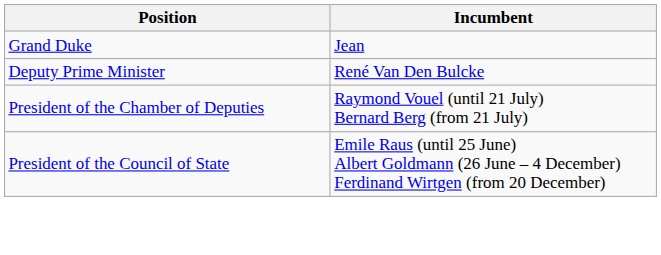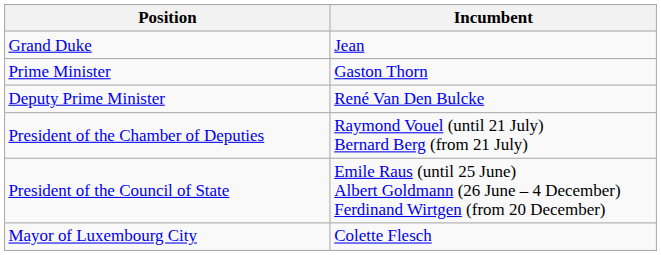+ row: (60, 71)
+ row: (103, 236)
